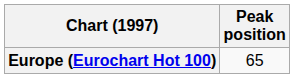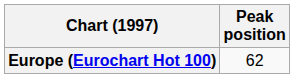(255, 60) 65 -> (255, 60) 62
